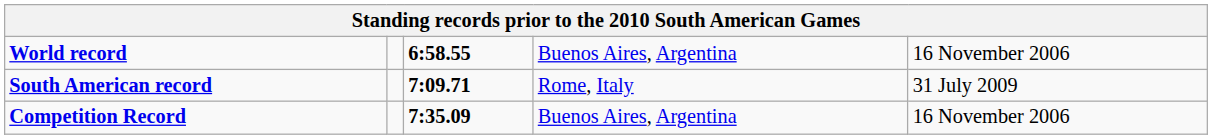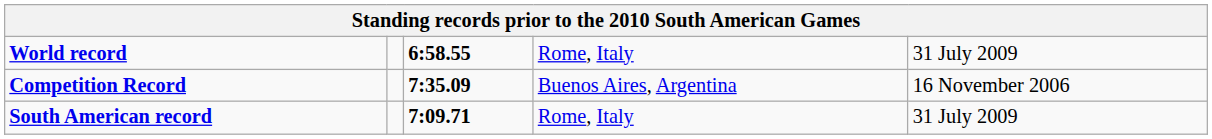(637, 52) Buenos Aires, Argentina -> (586, 52) Rome, Italy
(991, 52) 16 November 2006 -> (965, 52) 31 July 2009
rows swapped: (98, 117) <-> (111, 85)
